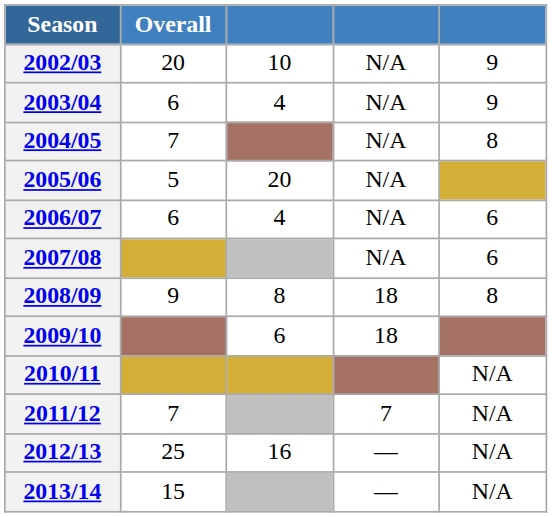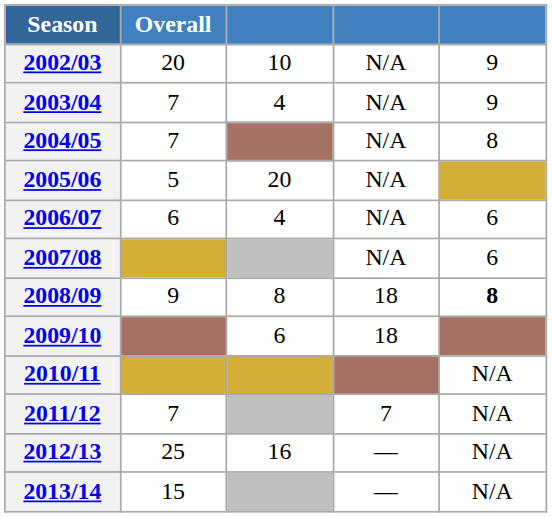(173, 101) 6 -> (173, 101) 7
(492, 296) normal -> (492, 296) bold
